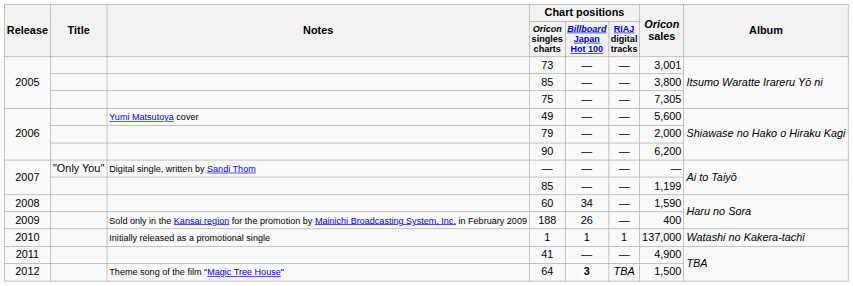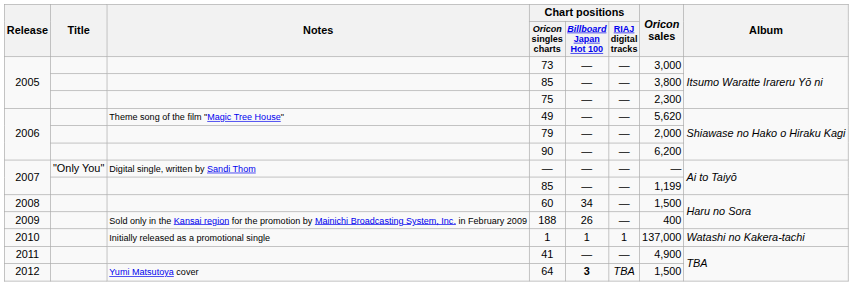(668, 65) 3,001 -> (668, 65) 3,000
(668, 99) 7,305 -> (668, 99) 2,300
(154, 117) Yumi Matsutoya cover -> (197, 117) Theme song of the film "Magic Tree House"
(668, 117) 5,600 -> (668, 117) 5,620
(668, 203) 1,590 -> (668, 203) 1,500
(197, 273) Theme song of the film "Magic Tree House" -> (154, 273) Yumi Matsutoya cover
